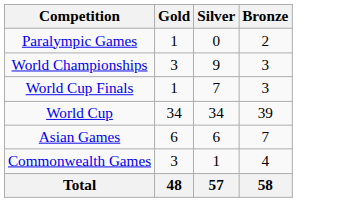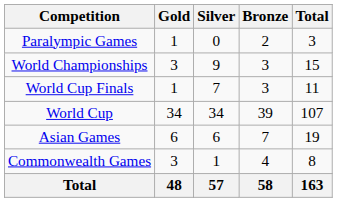+ column: (312, 16)
